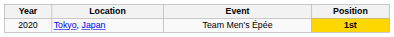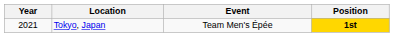(28, 26) 2020 -> (28, 26) 2021
